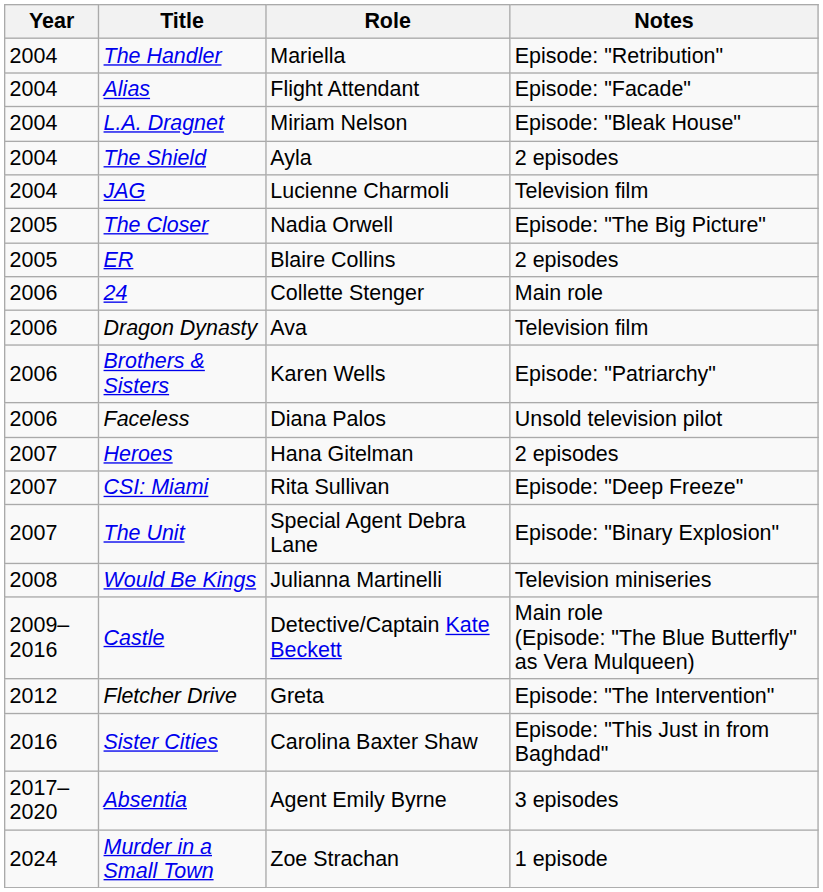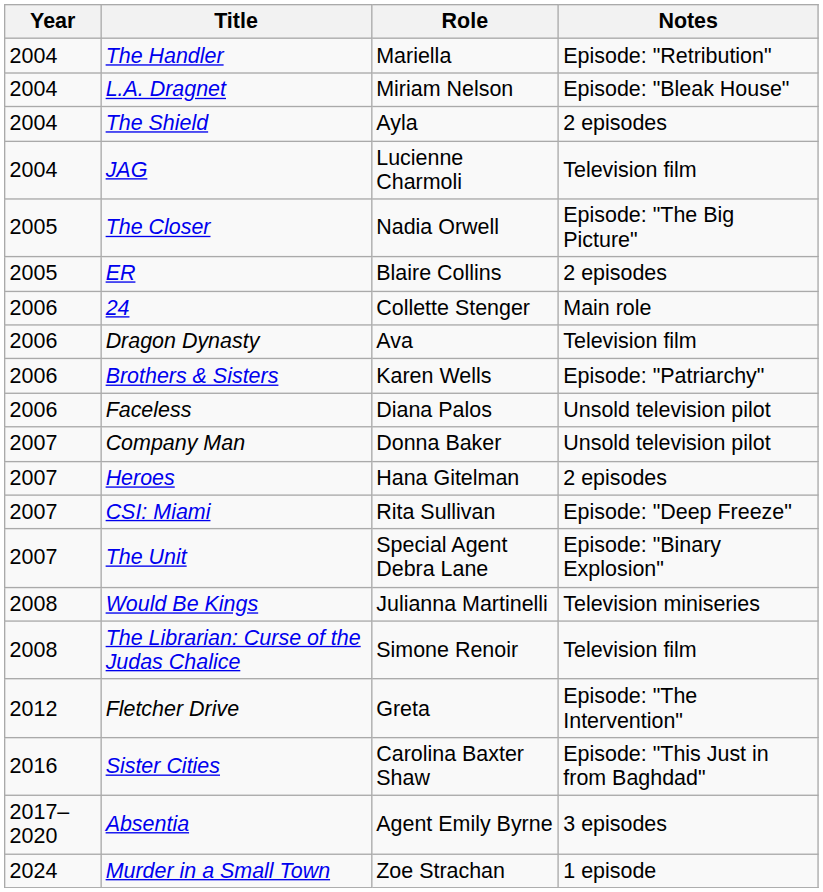- row: (127, 89)
+ row: (175, 443)
+ row: (233, 649)
- row: (134, 637)
